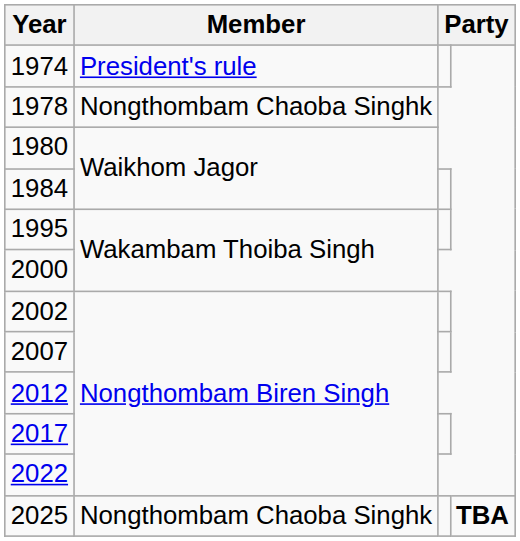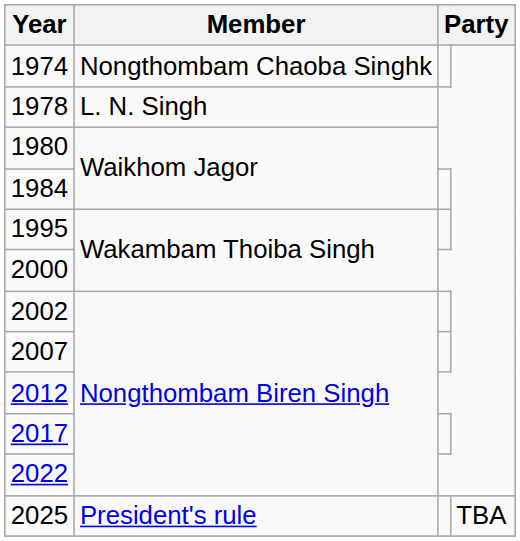(168, 65) President's rule -> (256, 65) Nongthombam Chaoba Singhk
(256, 106) Nongthombam Chaoba Singhk -> (144, 106) L. N. Singh
(256, 515) Nongthombam Chaoba Singhk -> (168, 515) President's rule
(482, 515) bold -> (481, 515) normal
